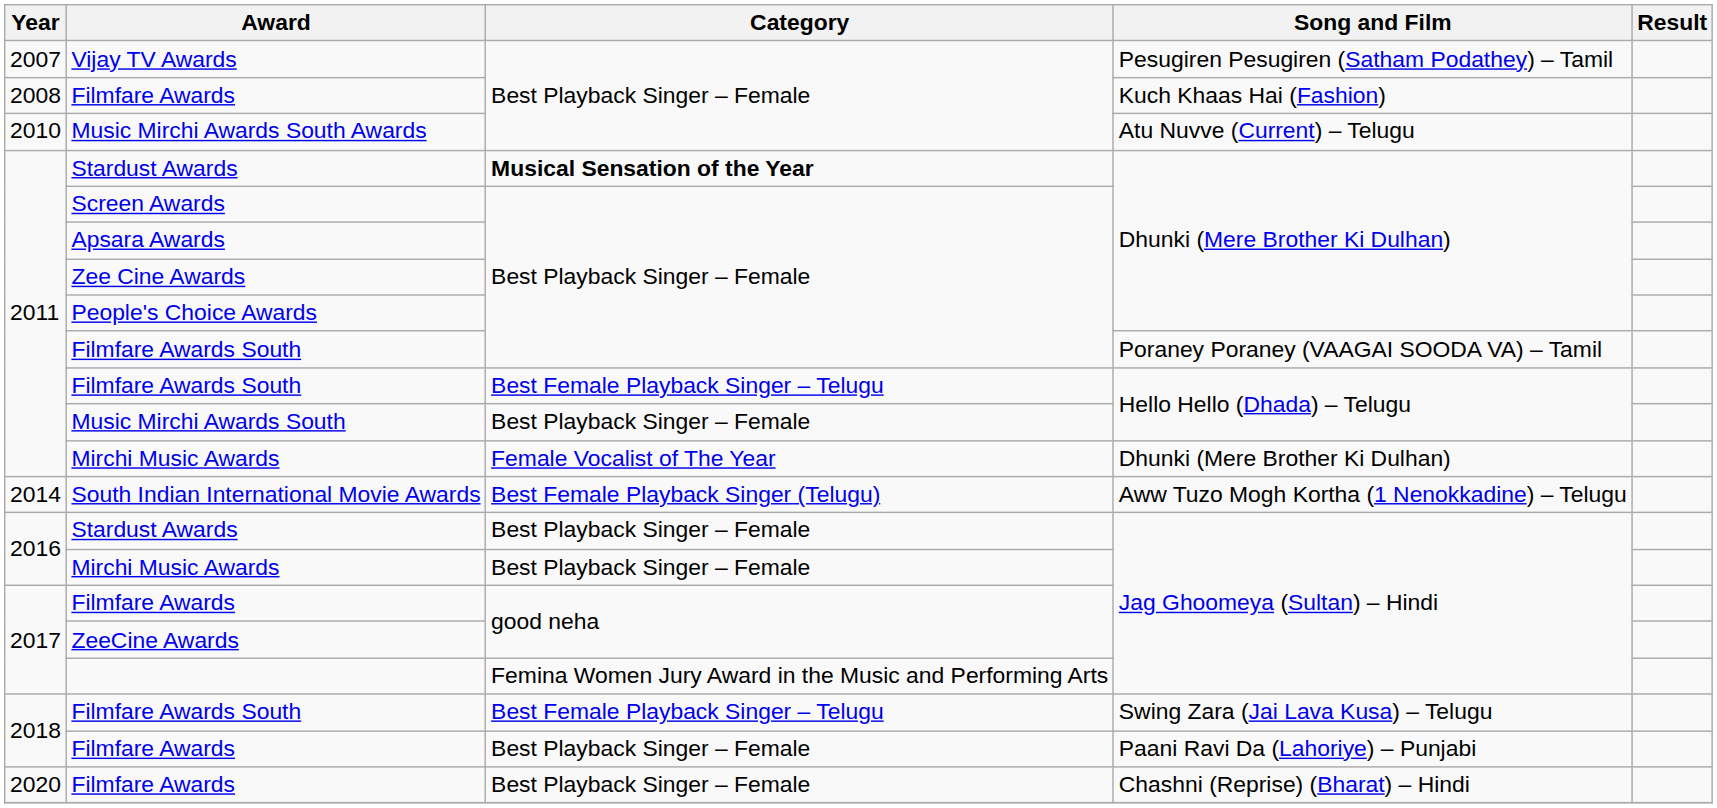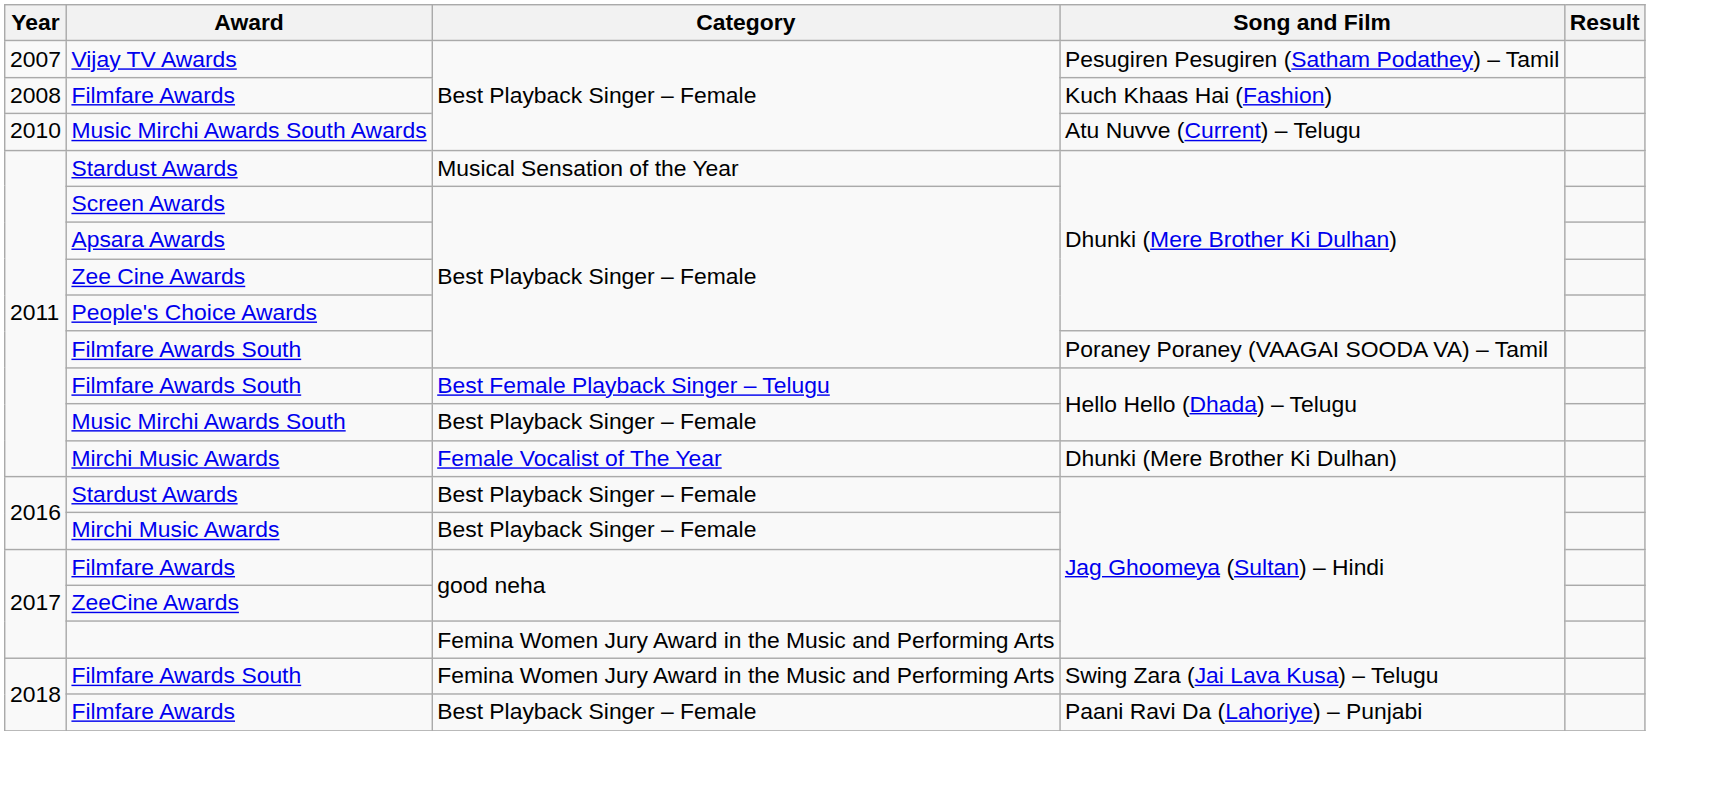(652, 167) bold -> (588, 167) normal
- row: (276, 494)
(687, 712) Best Female Playback Singer – Telugu -> (746, 675) Femina Women Jury Award in the Music and Performing Arts
- row: (153, 784)
